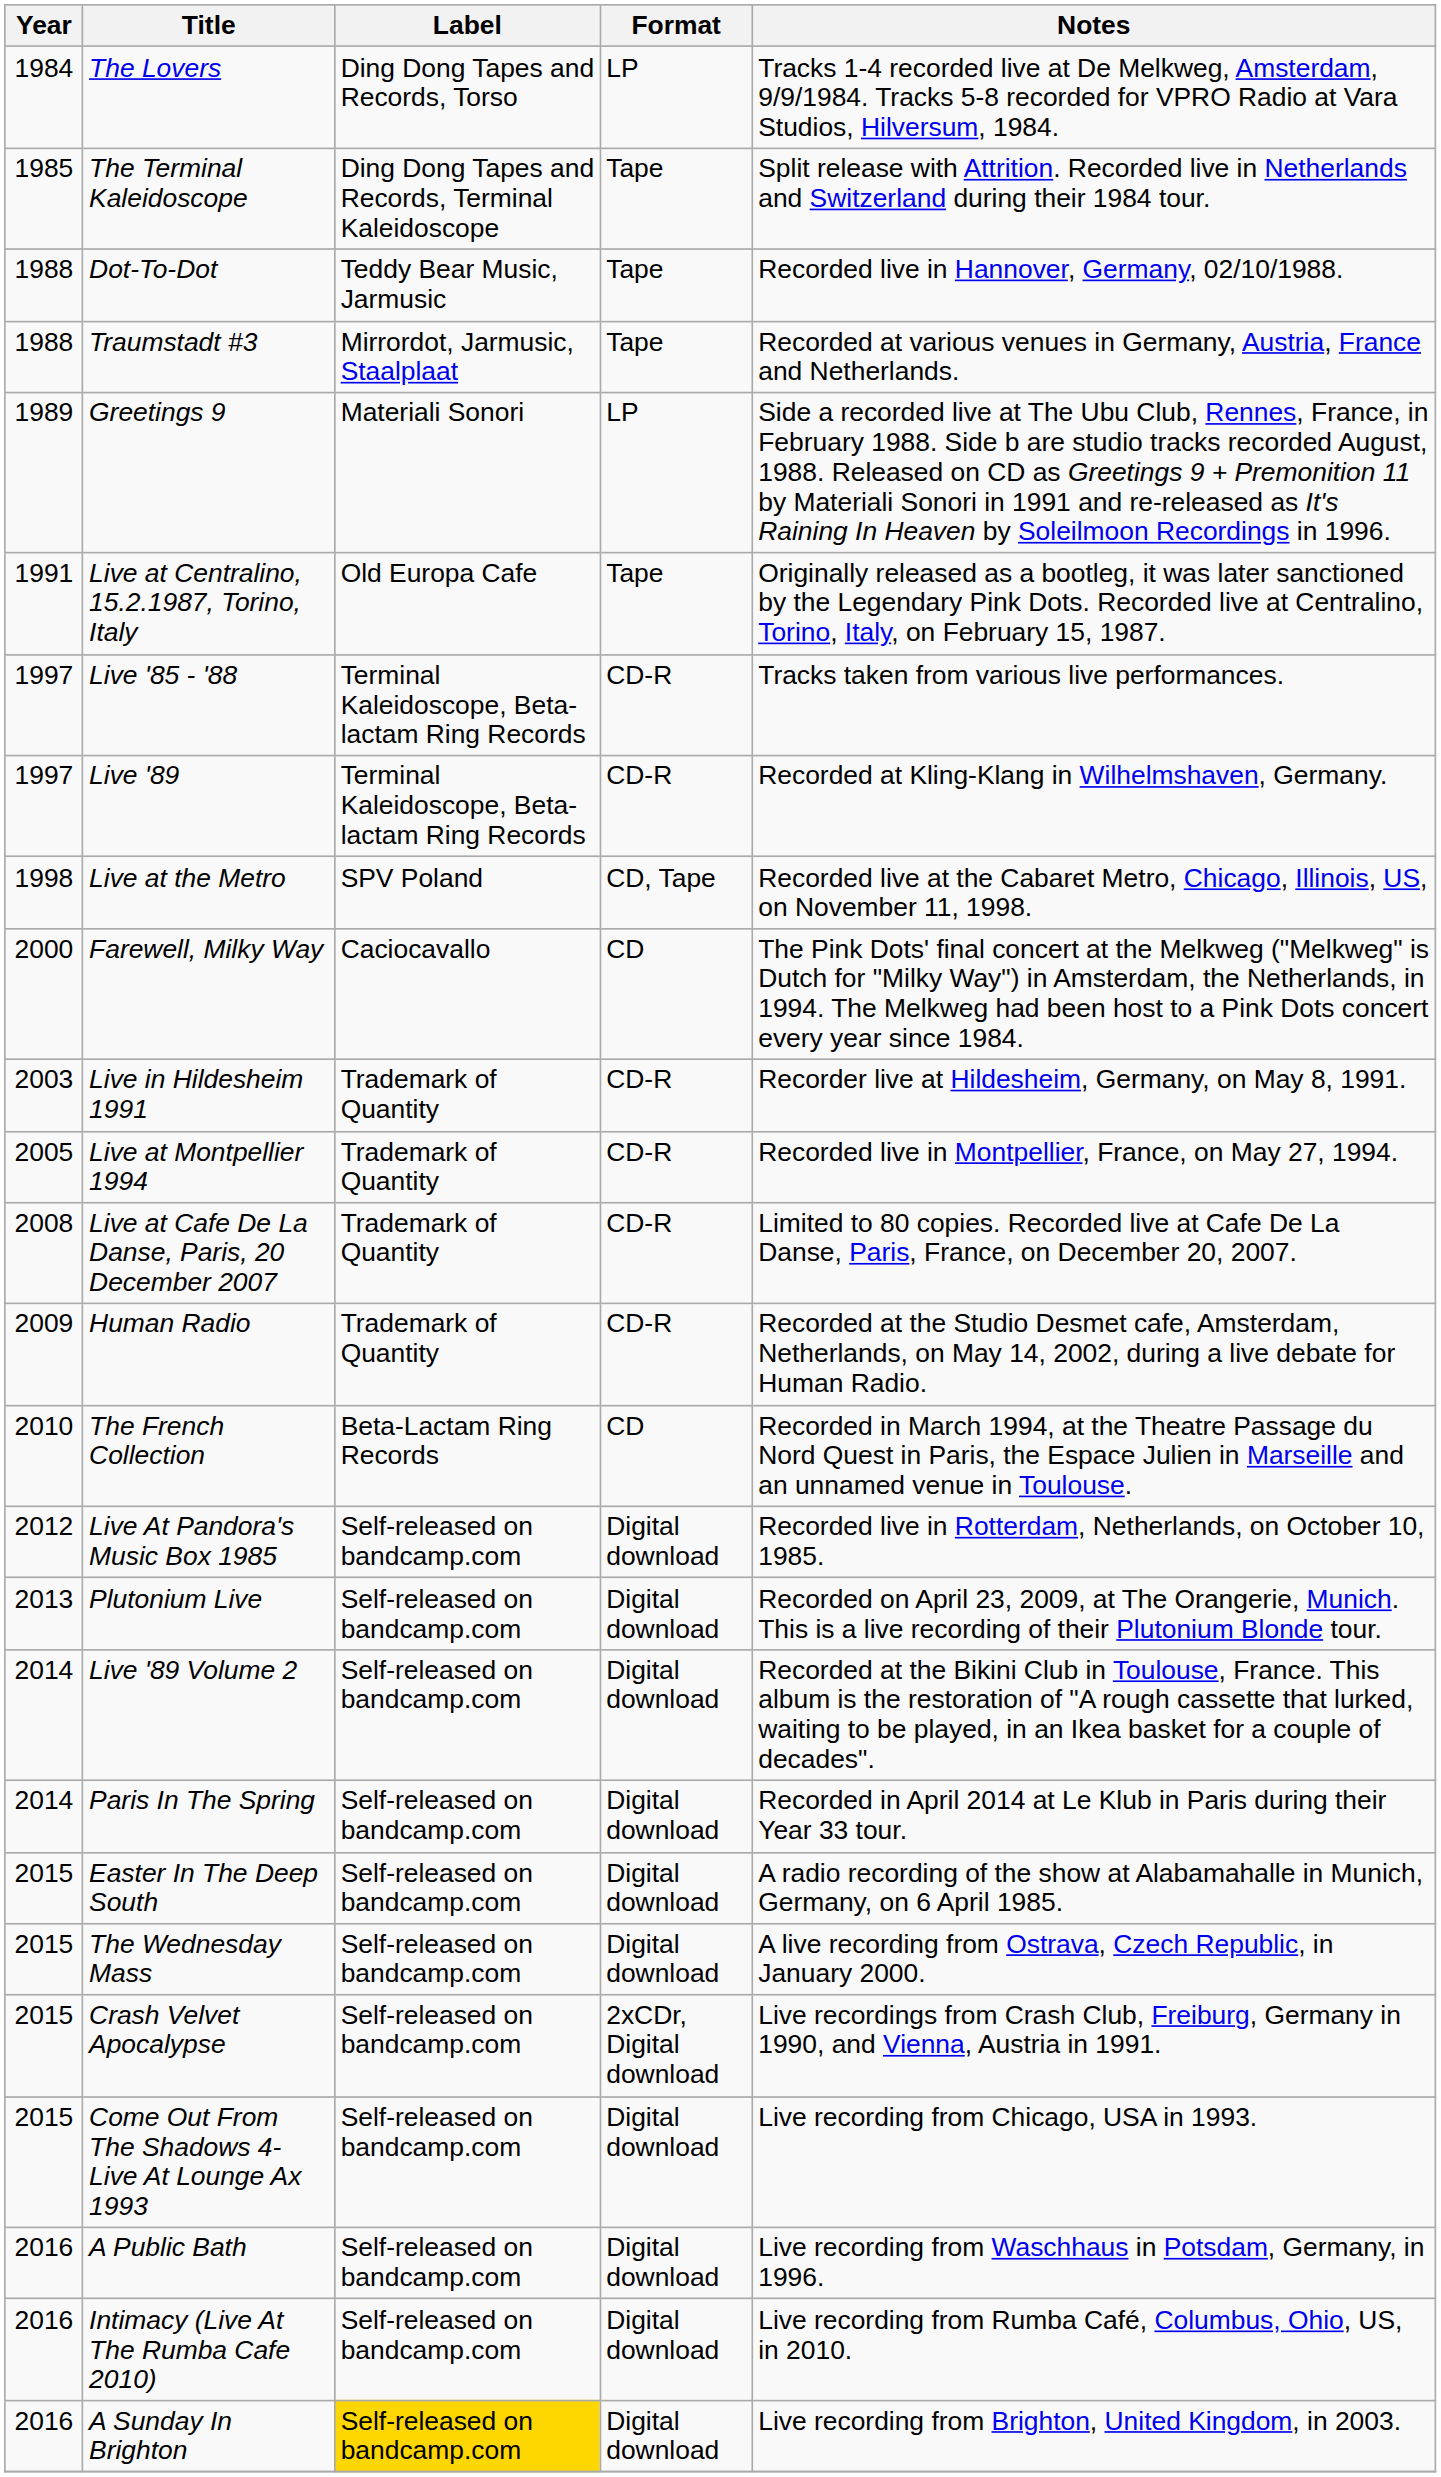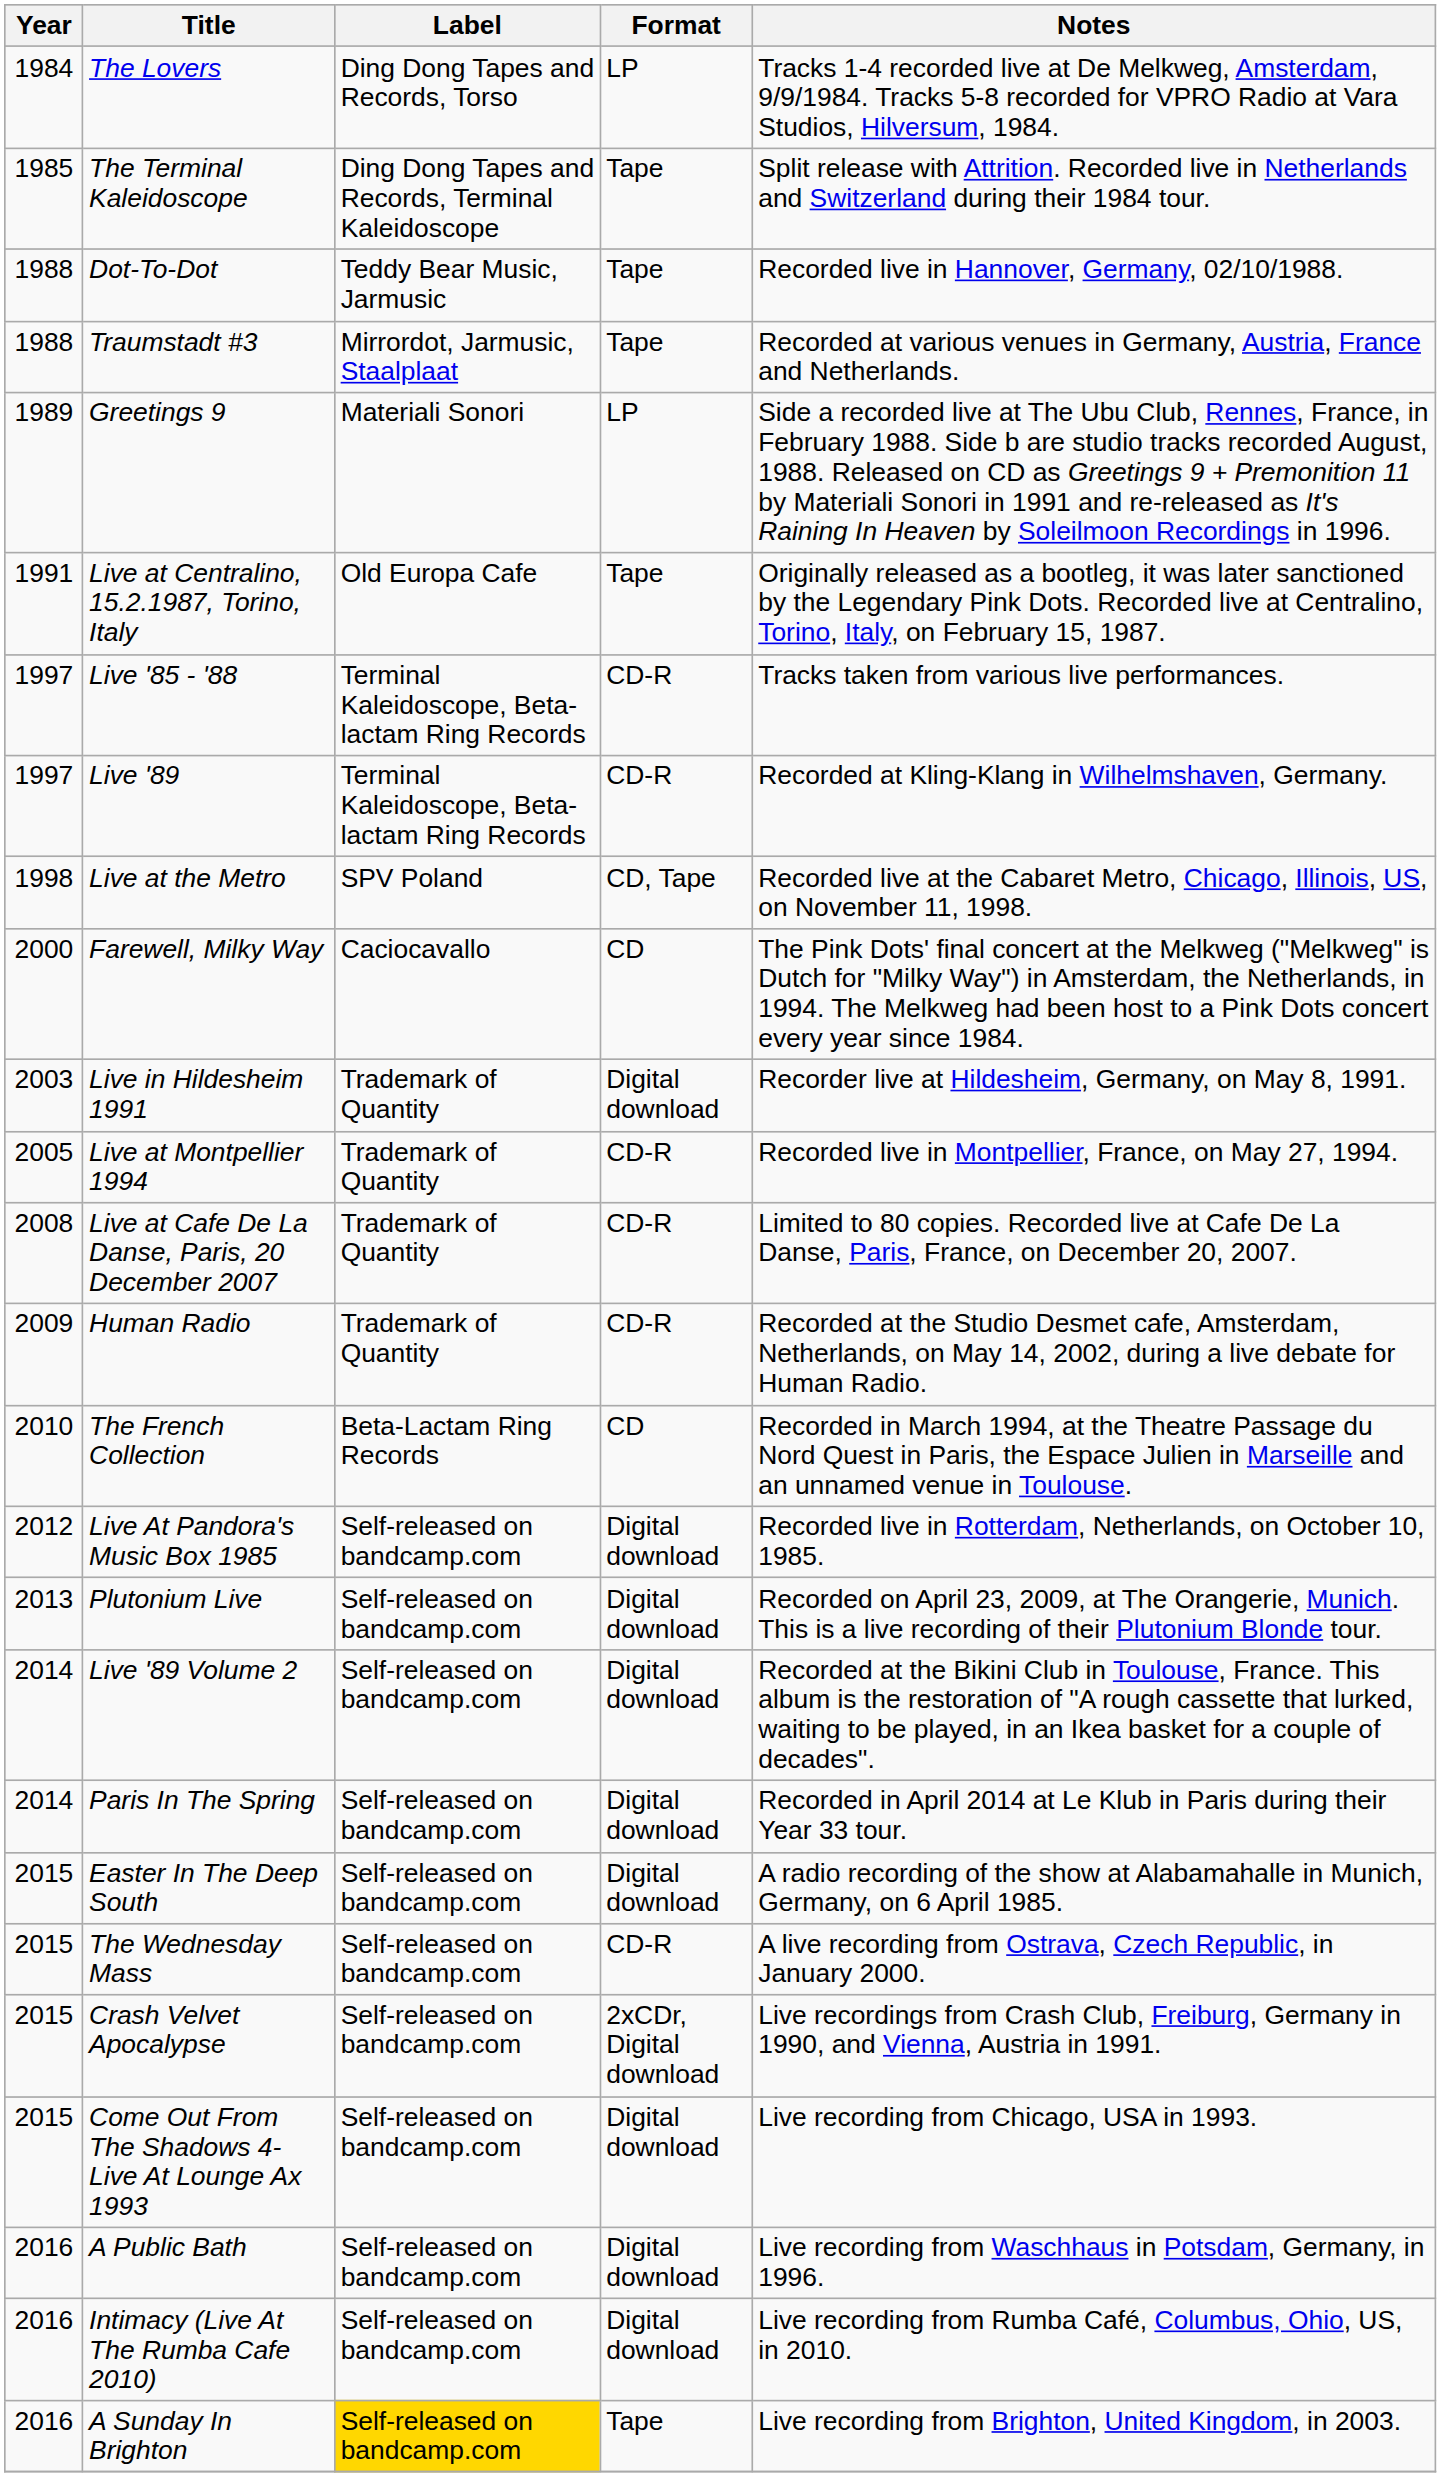(639, 1079) CD-R -> (663, 1094) Digital download
(663, 1959) Digital download -> (639, 1944) CD-R
(663, 2435) Digital download -> (635, 2420) Tape
